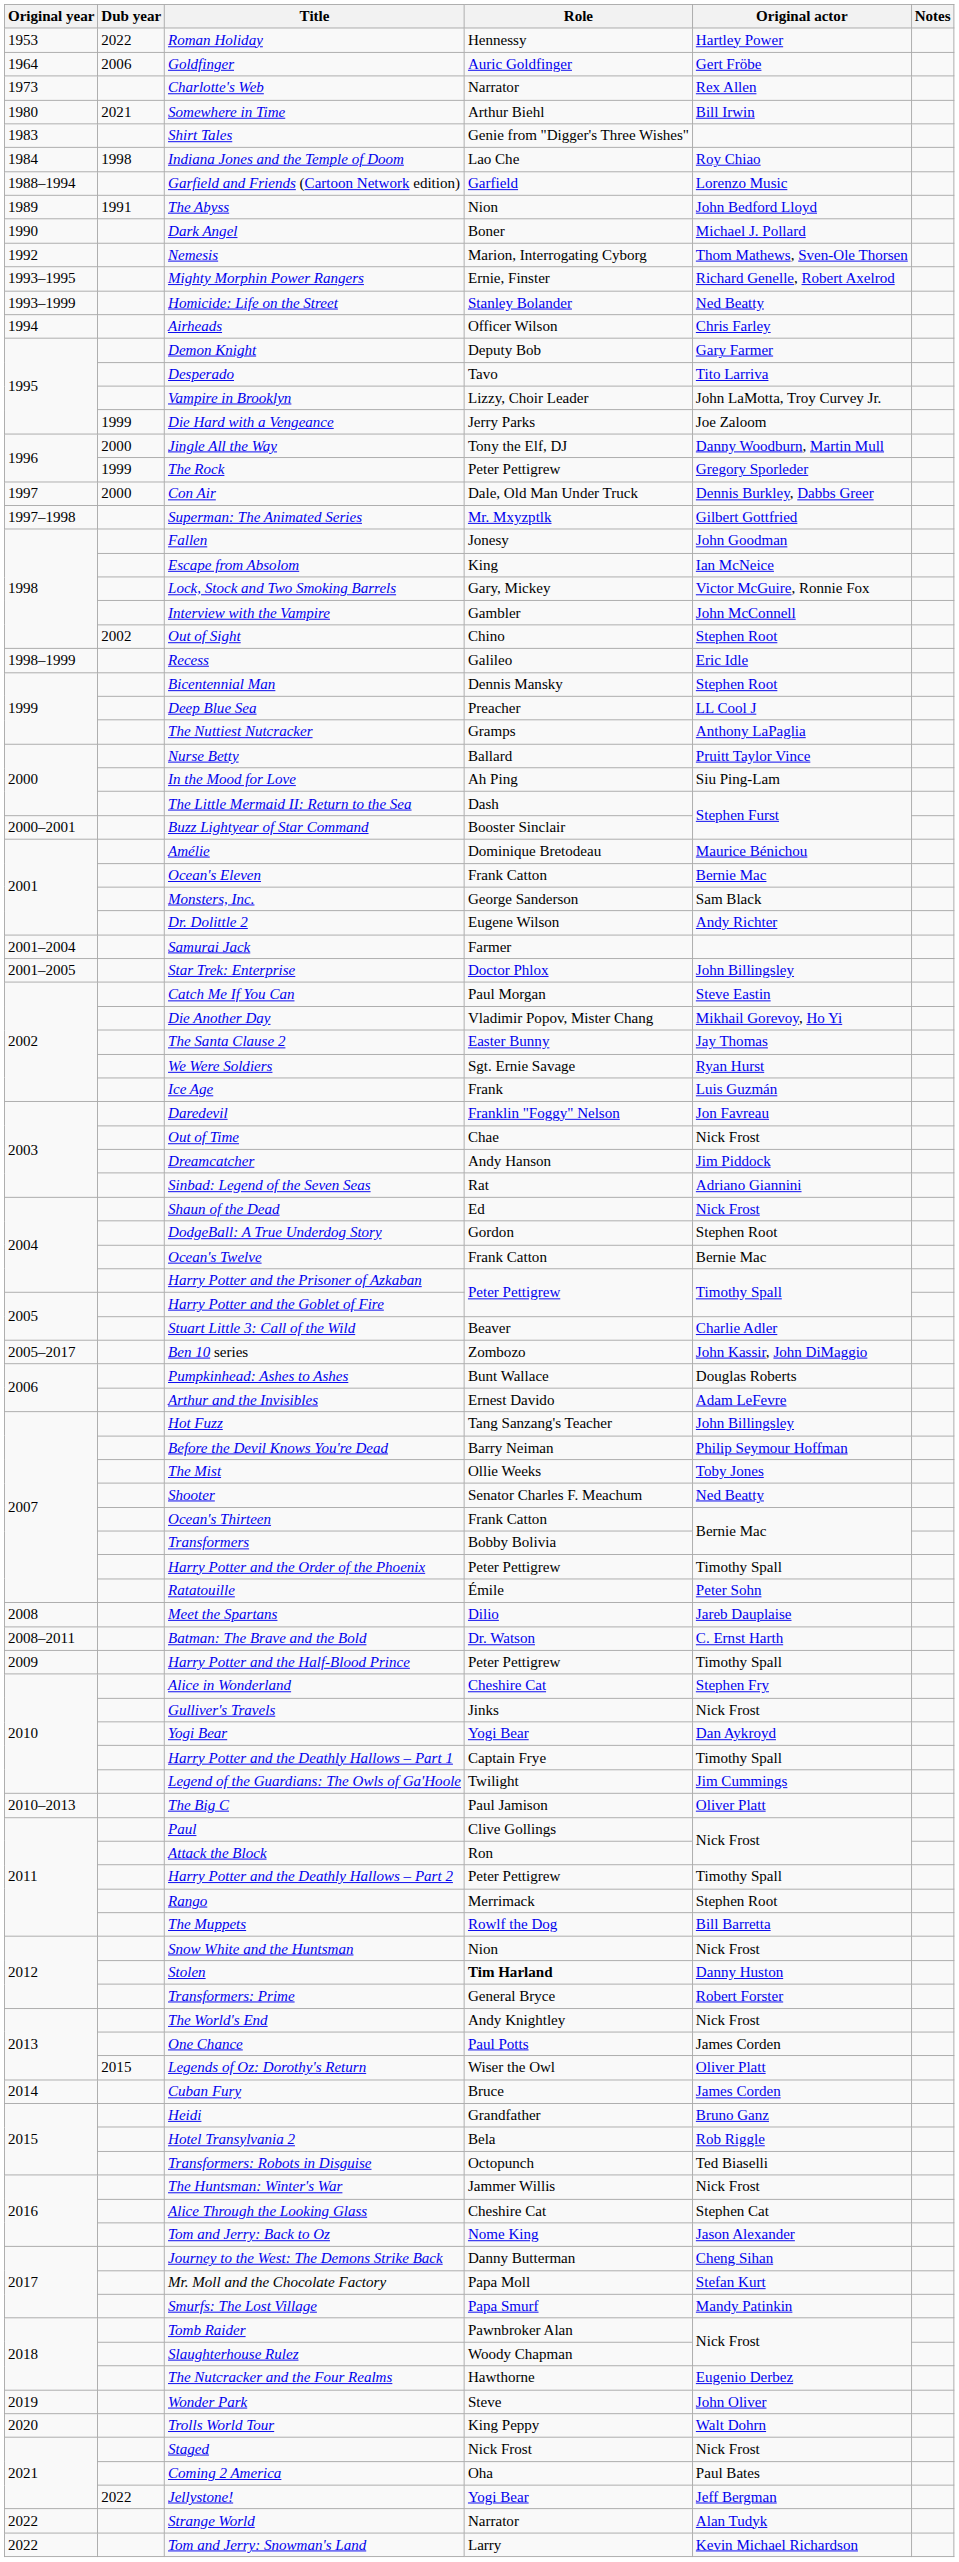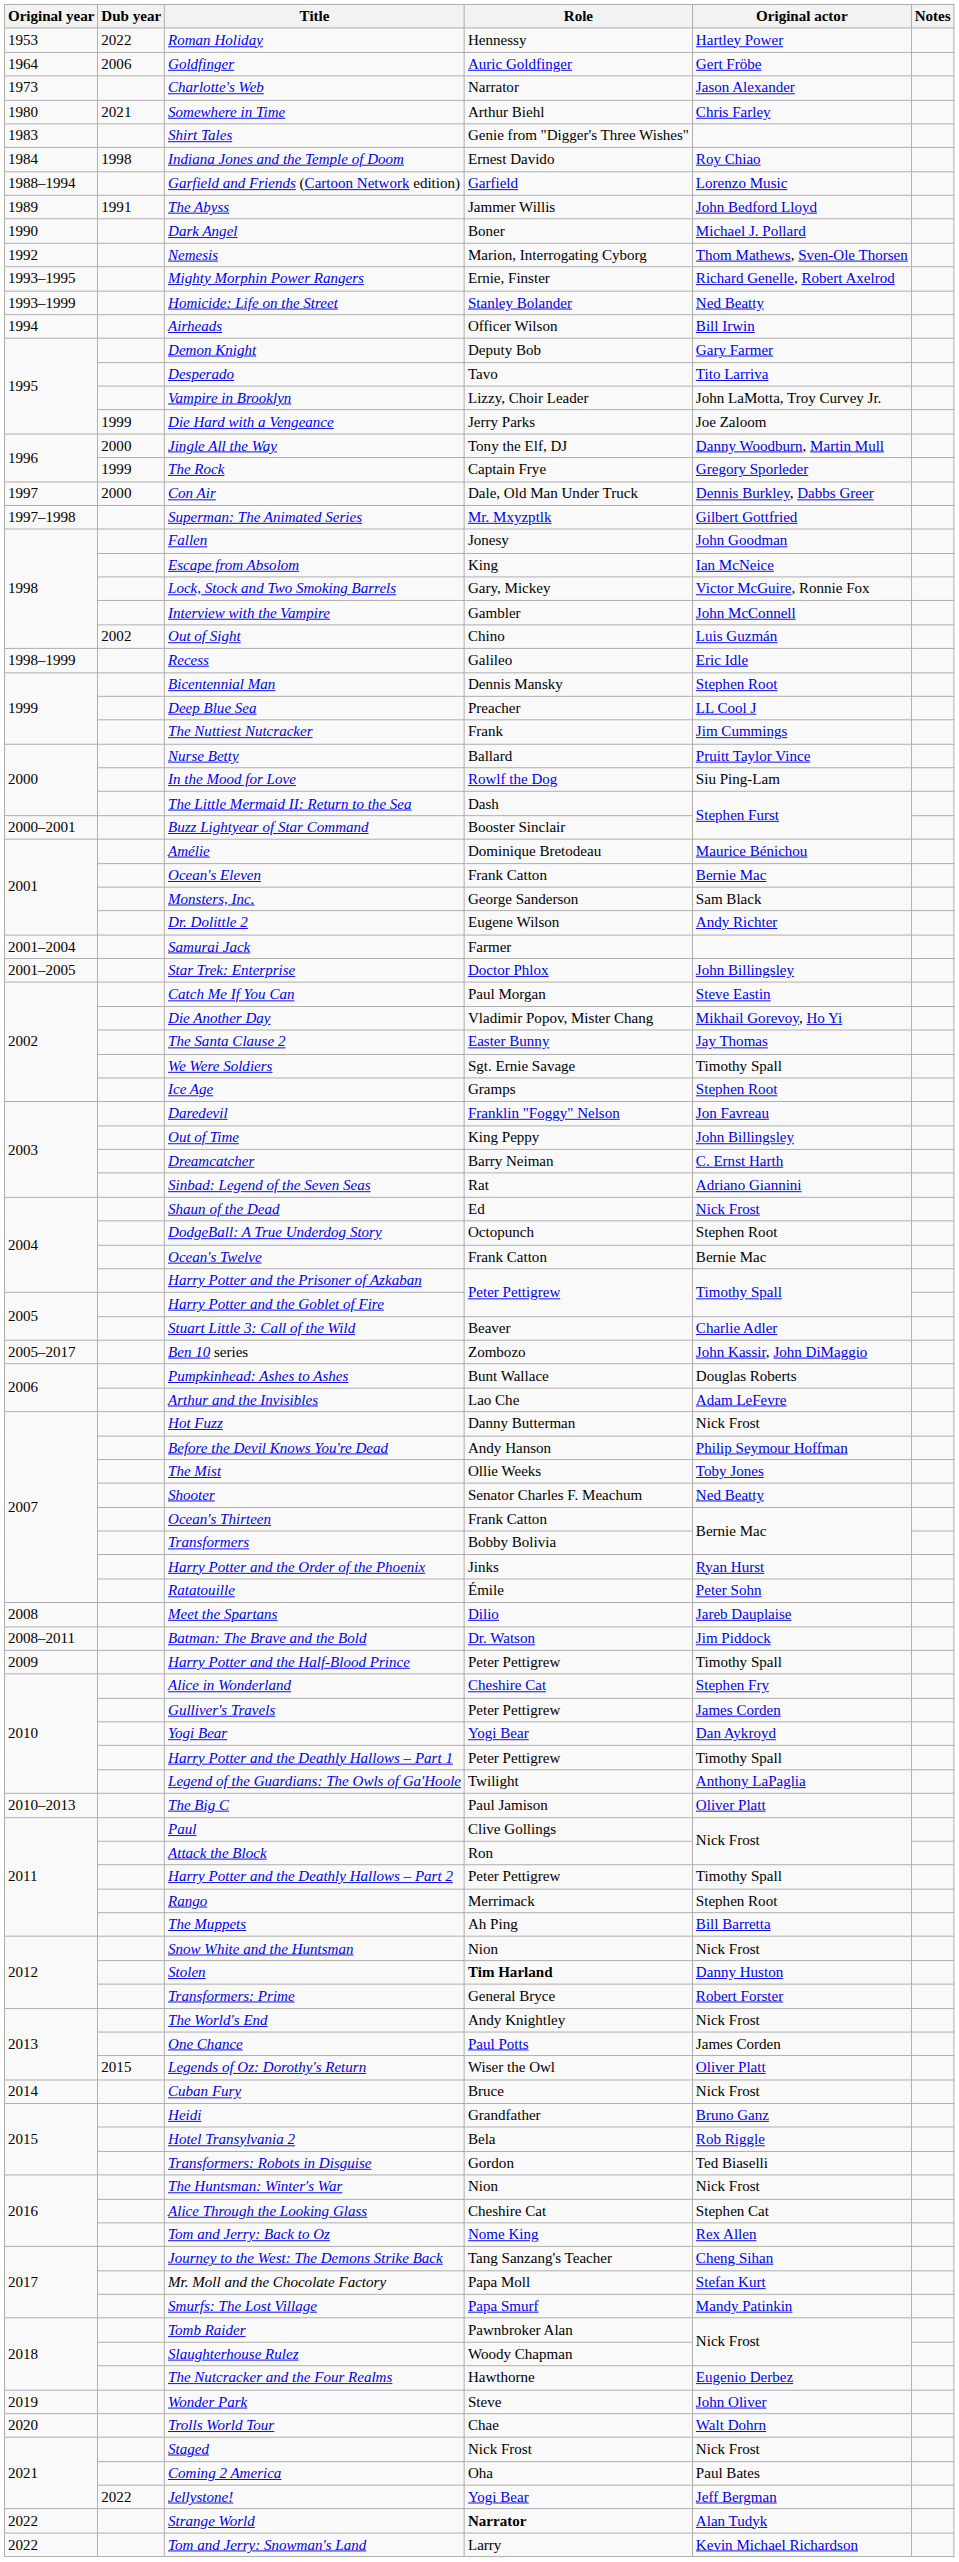(726, 87) Rex Allen -> (745, 87) Jason Alexander
(725, 111) Bill Irwin -> (733, 111) Chris Farley
(494, 159) Lao Che -> (511, 159) Ernest Davido
(483, 207) Nion -> (512, 207) Jammer Willis
(733, 326) Chris Farley -> (725, 326) Bill Irwin
(514, 469) Peter Pettigrew -> (507, 469) Captain Frye
(737, 636) Stephen Root -> (737, 636) Luis Guzmán
(492, 732) Gramps -> (485, 732) Frank
(751, 732) Anthony LaPaglia -> (742, 732) Jim Cummings
(493, 779) Ah Ping -> (513, 779) Rowlf the Dog
(730, 1065) Ryan Hurst -> (739, 1065) Timothy Spall
(485, 1089) Frank -> (492, 1089) Gramps
(737, 1089) Luis Guzmán -> (737, 1089) Stephen Root
(483, 1137) Chae -> (504, 1137) King Peppy
(728, 1137) Nick Frost -> (745, 1137) John Billingsley
(510, 1161) Andy Hanson -> (511, 1161) Barry Neiman
(733, 1161) Jim Piddock -> (740, 1161) C. Ernst Harth
(491, 1232) Gordon -> (501, 1232) Octopunch
(511, 1399) Ernest Davido -> (494, 1399) Lao Che
(540, 1423) Tang Sanzang's Teacher -> (522, 1423) Danny Butterman
(745, 1423) John Billingsley -> (728, 1423) Nick Frost
(511, 1447) Barry Neiman -> (510, 1447) Andy Hanson
(514, 1566) Peter Pettigrew -> (483, 1566) Jinks
(739, 1566) Timothy Spall -> (730, 1566) Ryan Hurst
(740, 1638) C. Ernst Harth -> (733, 1638) Jim Piddock
(483, 1709) Jinks -> (514, 1709) Peter Pettigrew
(728, 1709) Nick Frost -> (738, 1709) James Corden
(507, 1757) Captain Frye -> (514, 1757) Peter Pettigrew
(742, 1781) Jim Cummings -> (751, 1781) Anthony LaPaglia
(513, 1924) Rowlf the Dog -> (493, 1924) Ah Ping
(738, 2091) James Corden -> (728, 2091) Nick Frost
(501, 2163) Octopunch -> (491, 2163) Gordon
(512, 2187) Jammer Willis -> (483, 2187) Nion
(745, 2234) Jason Alexander -> (726, 2234) Rex Allen
(522, 2258) Danny Butterman -> (540, 2258) Tang Sanzang's Teacher
(504, 2425) King Peppy -> (483, 2425) Chae
(493, 2520) normal -> (497, 2520) bold
